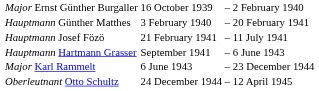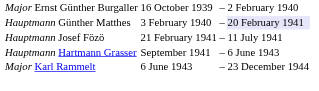(271, 22) no background -> (266, 22) lavender background
- row: (62, 81)
